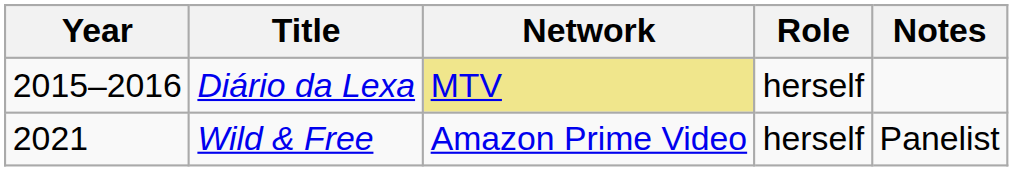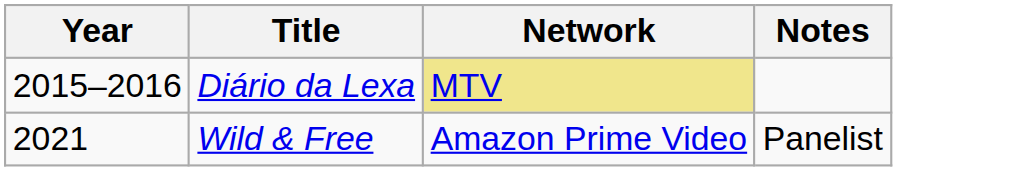- column: (813, 31)
